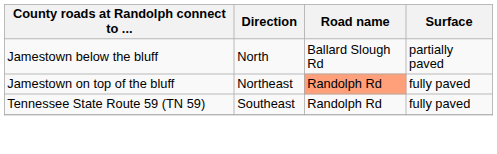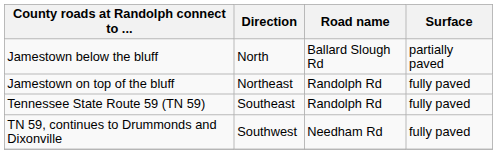(345, 84) lightsalmon background -> (345, 84) no background
+ row: (112, 131)
